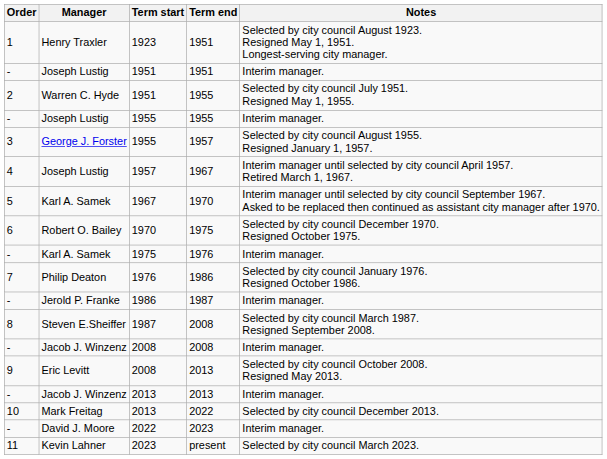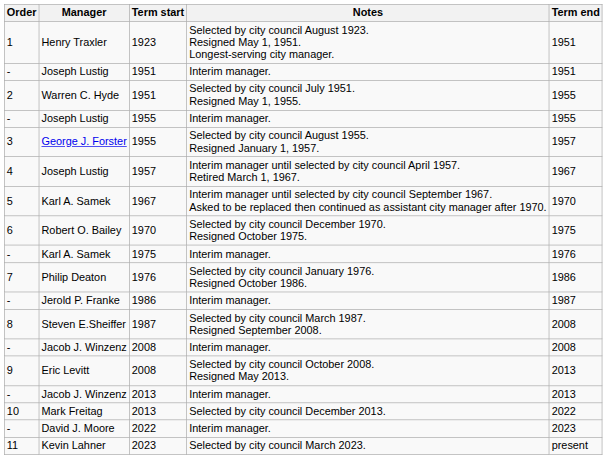columns swapped: (213, 13) <-> (421, 13)
